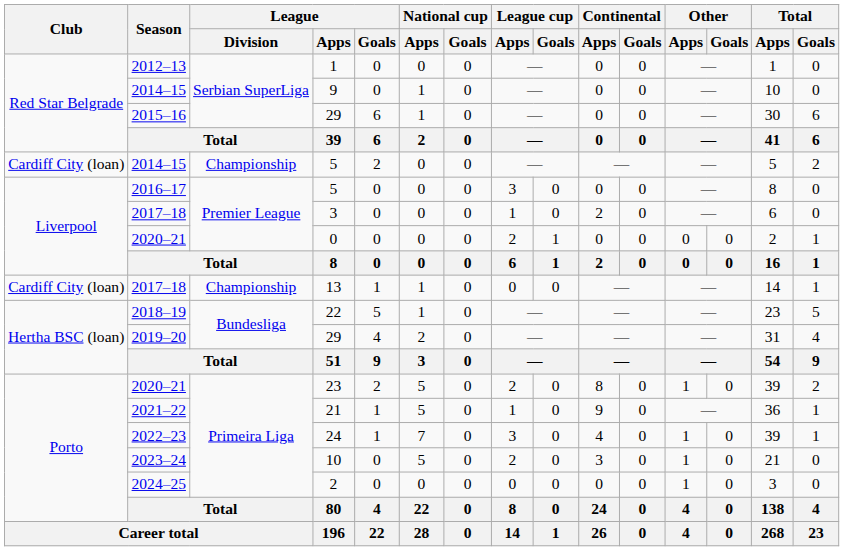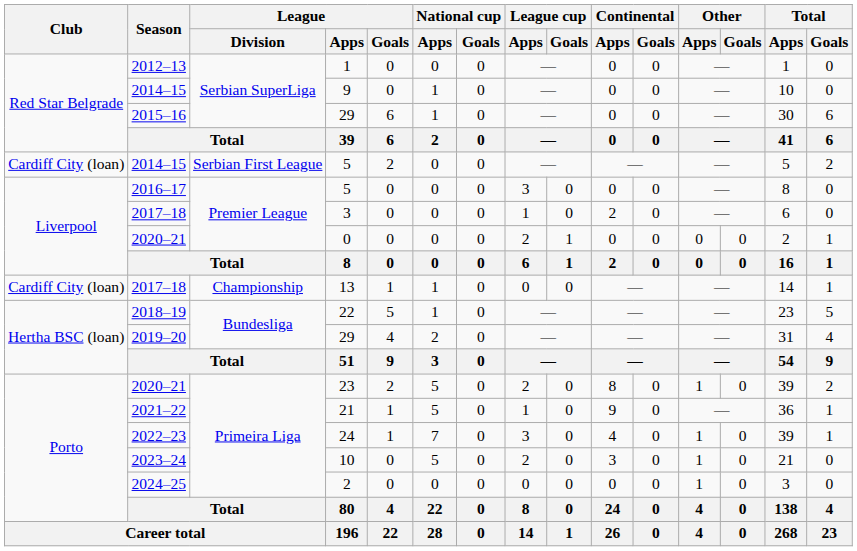(251, 164) Championship -> (258, 164) Serbian First League
